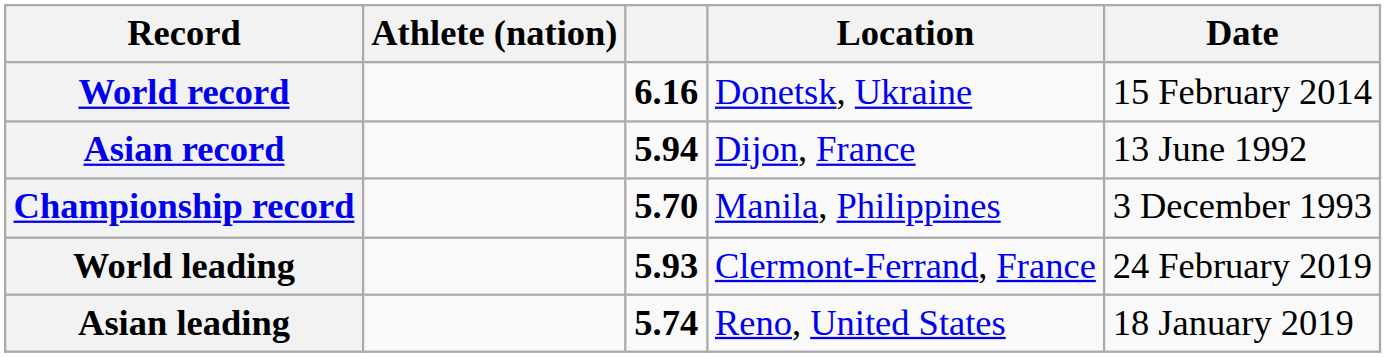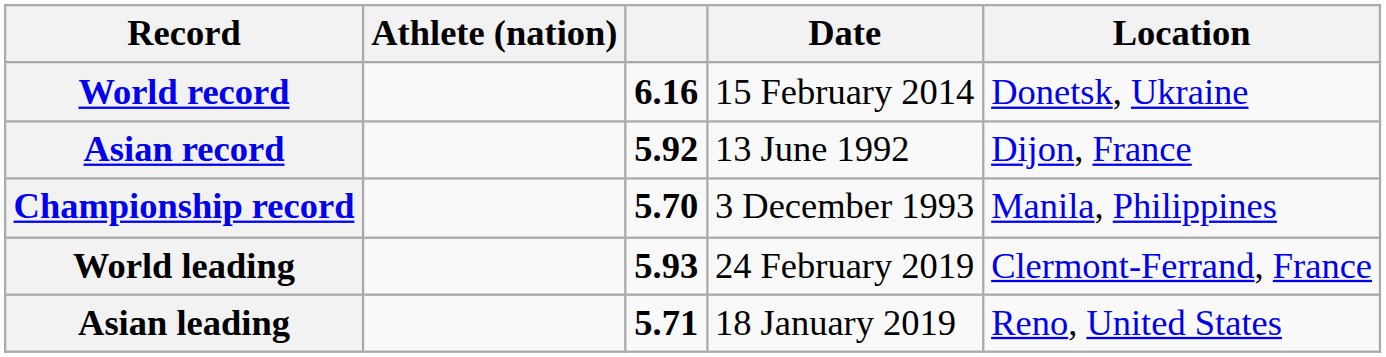columns swapped: (905, 33) <-> (1242, 33)
(666, 149) 5.94 -> (666, 149) 5.92
(666, 322) 5.74 -> (666, 322) 5.71
